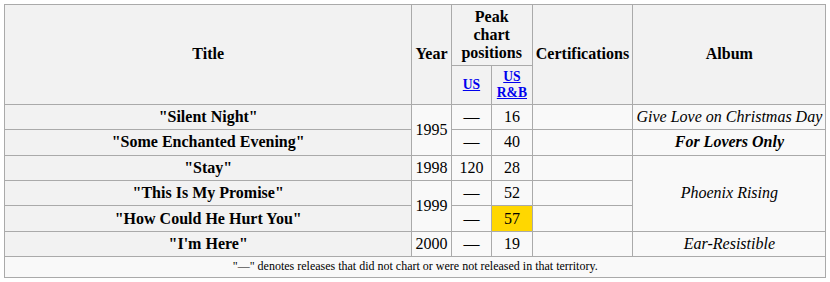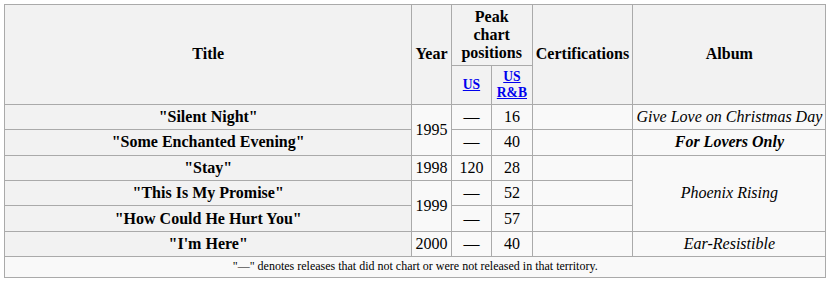(512, 218) gold background -> (512, 218) no background
(512, 243) 19 -> (512, 243) 40
